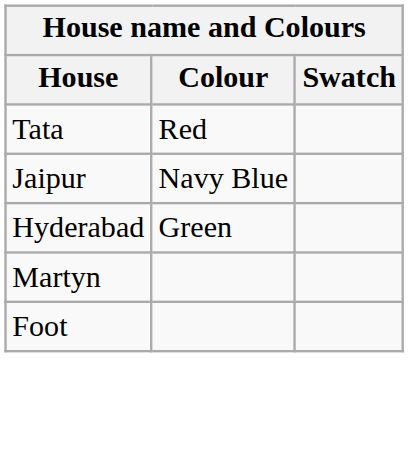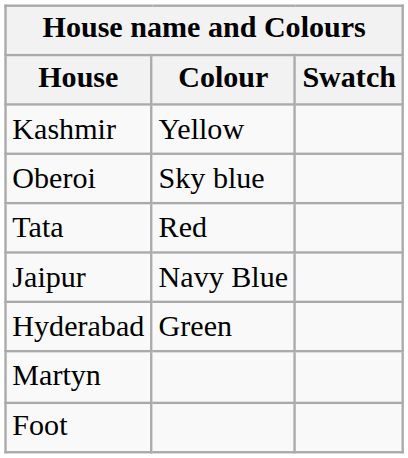+ row: (64, 128)
+ row: (54, 178)
